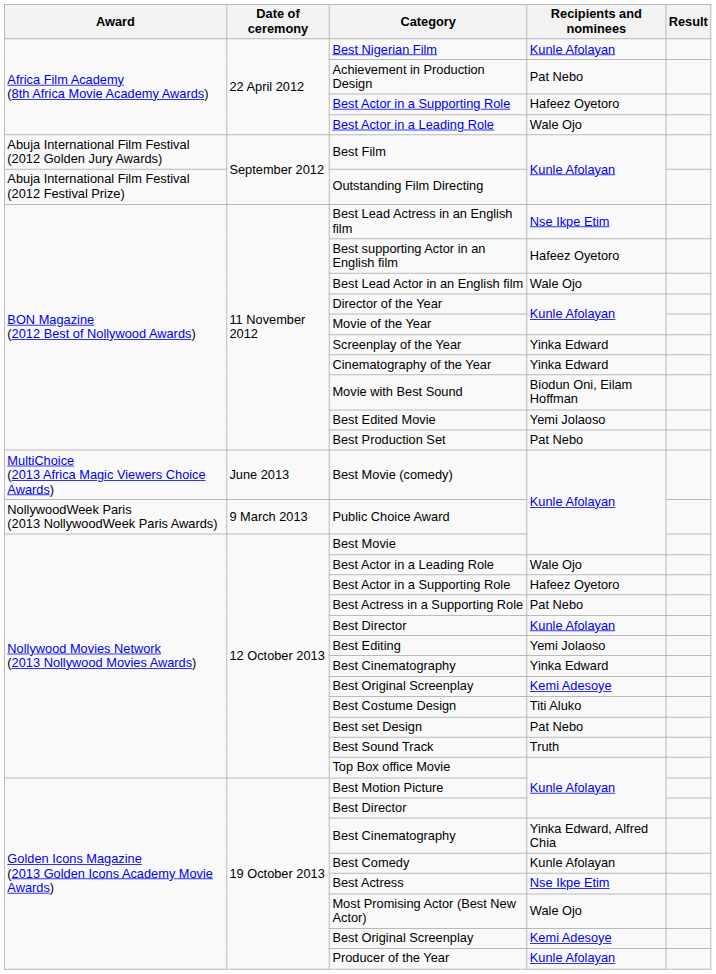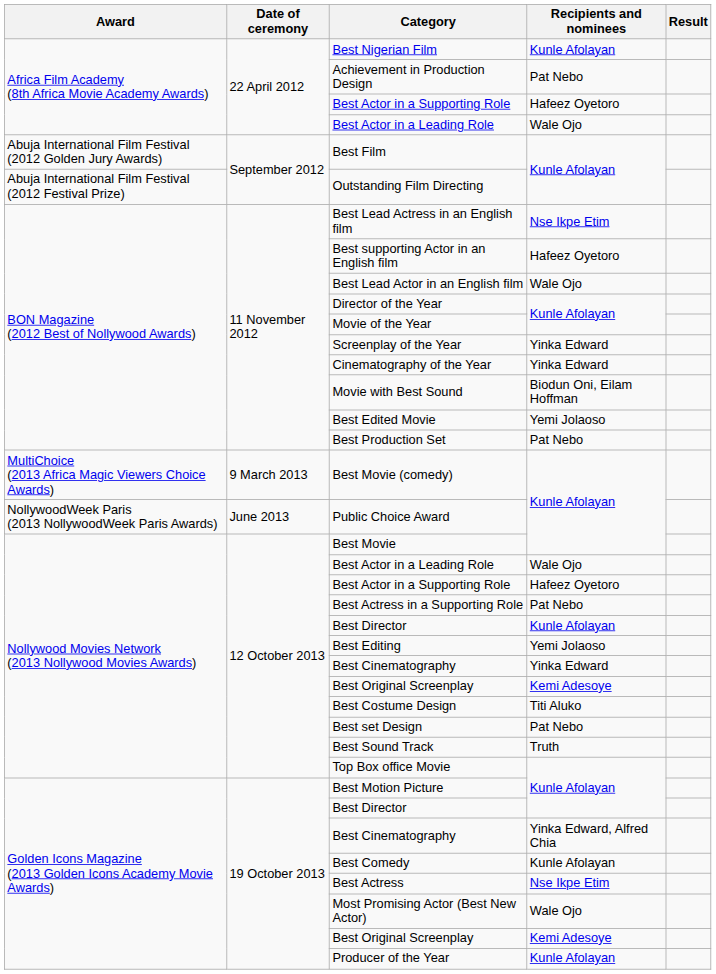(259, 474) June 2013 -> (269, 474) 9 March 2013
(269, 516) 9 March 2013 -> (259, 516) June 2013
